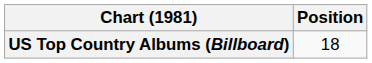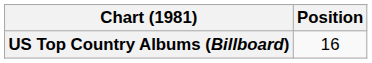(330, 44) 18 -> (330, 44) 16
